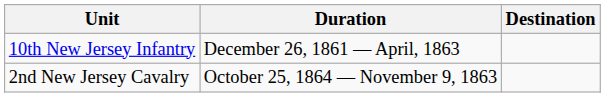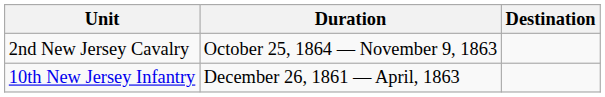rows swapped: (99, 77) <-> (102, 48)
